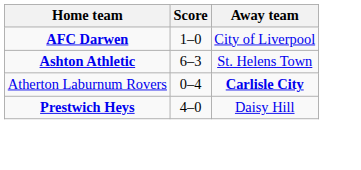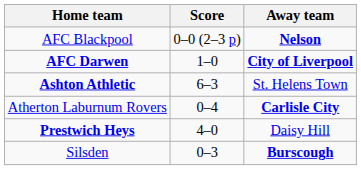+ row: (87, 38)
(265, 38) normal -> (300, 61) bold
+ row: (87, 152)
